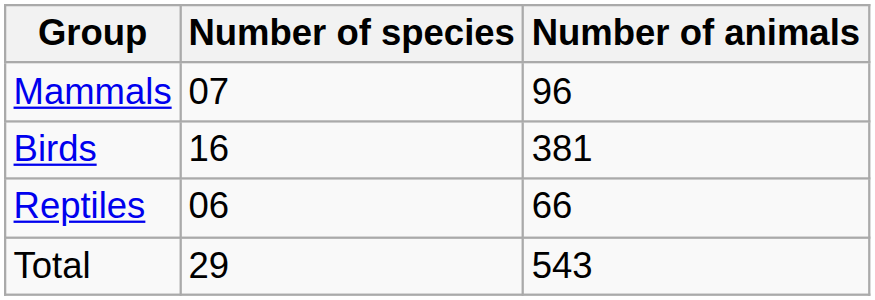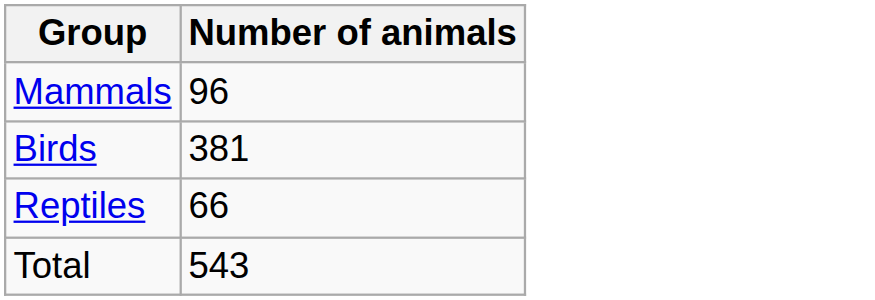- column: (352, 33)
